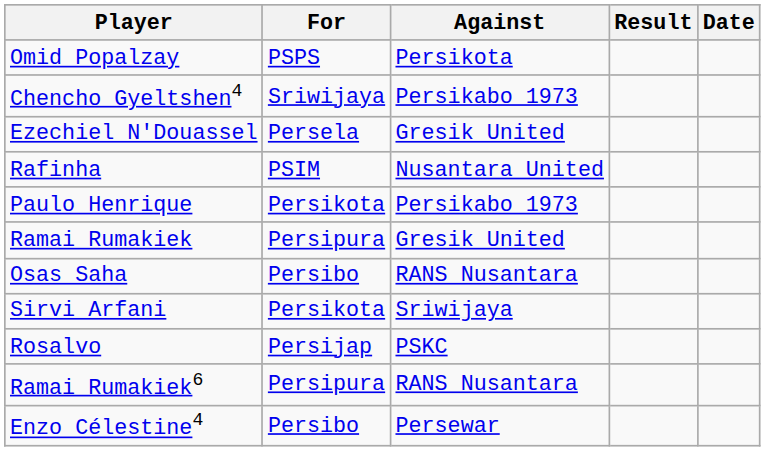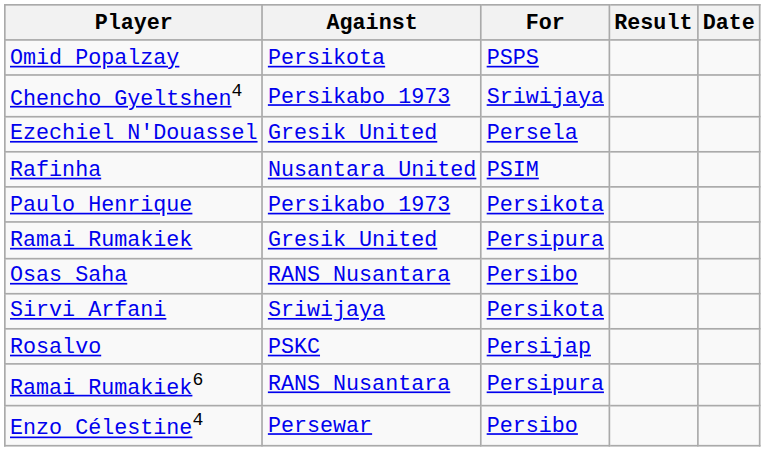columns swapped: (327, 23) <-> (500, 23)
